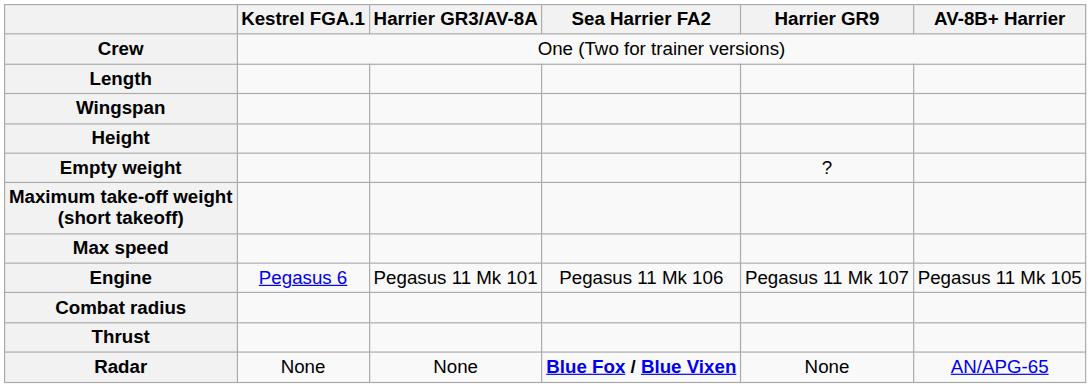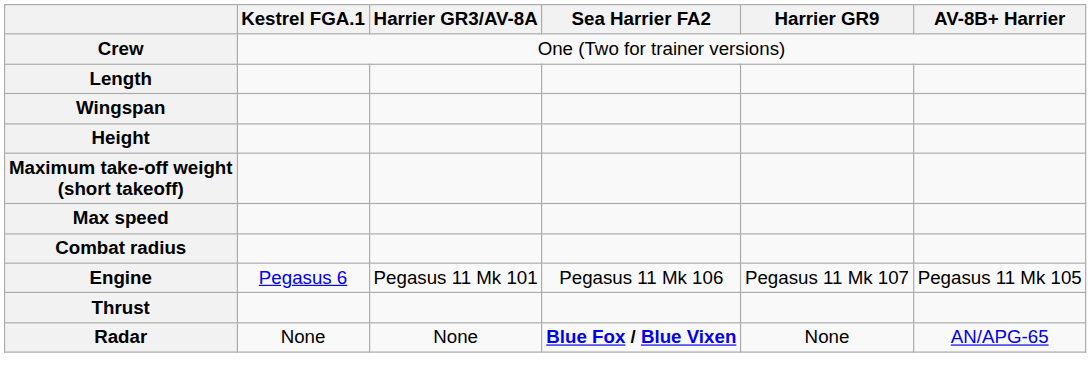- row: (121, 167)
rows swapped: (121, 307) <-> (121, 277)
